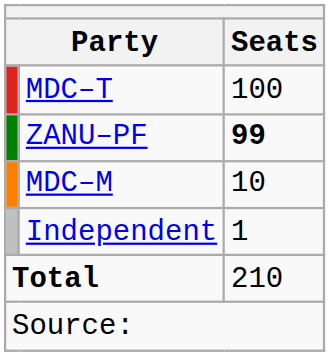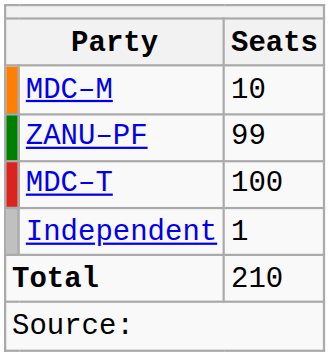rows swapped: (69, 90) <-> (69, 184)
(248, 137) bold -> (248, 137) normal
